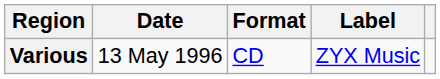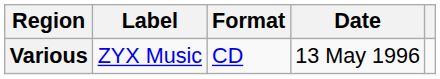columns swapped: (160, 21) <-> (368, 21)
